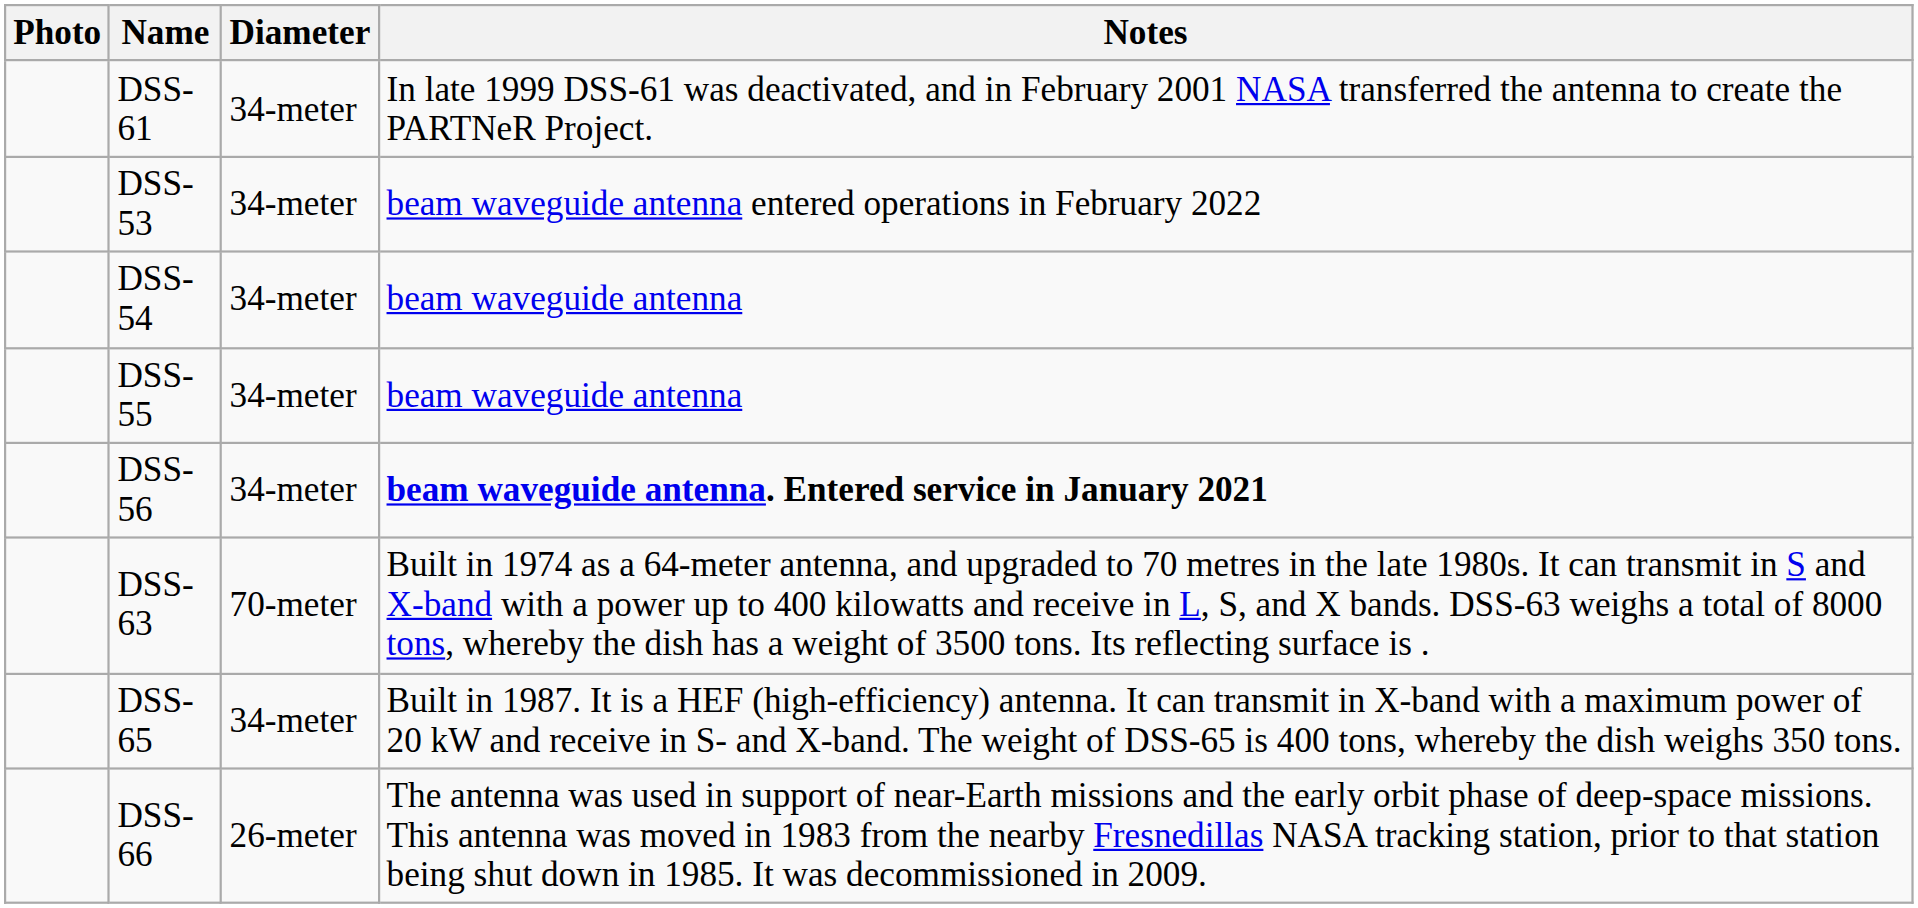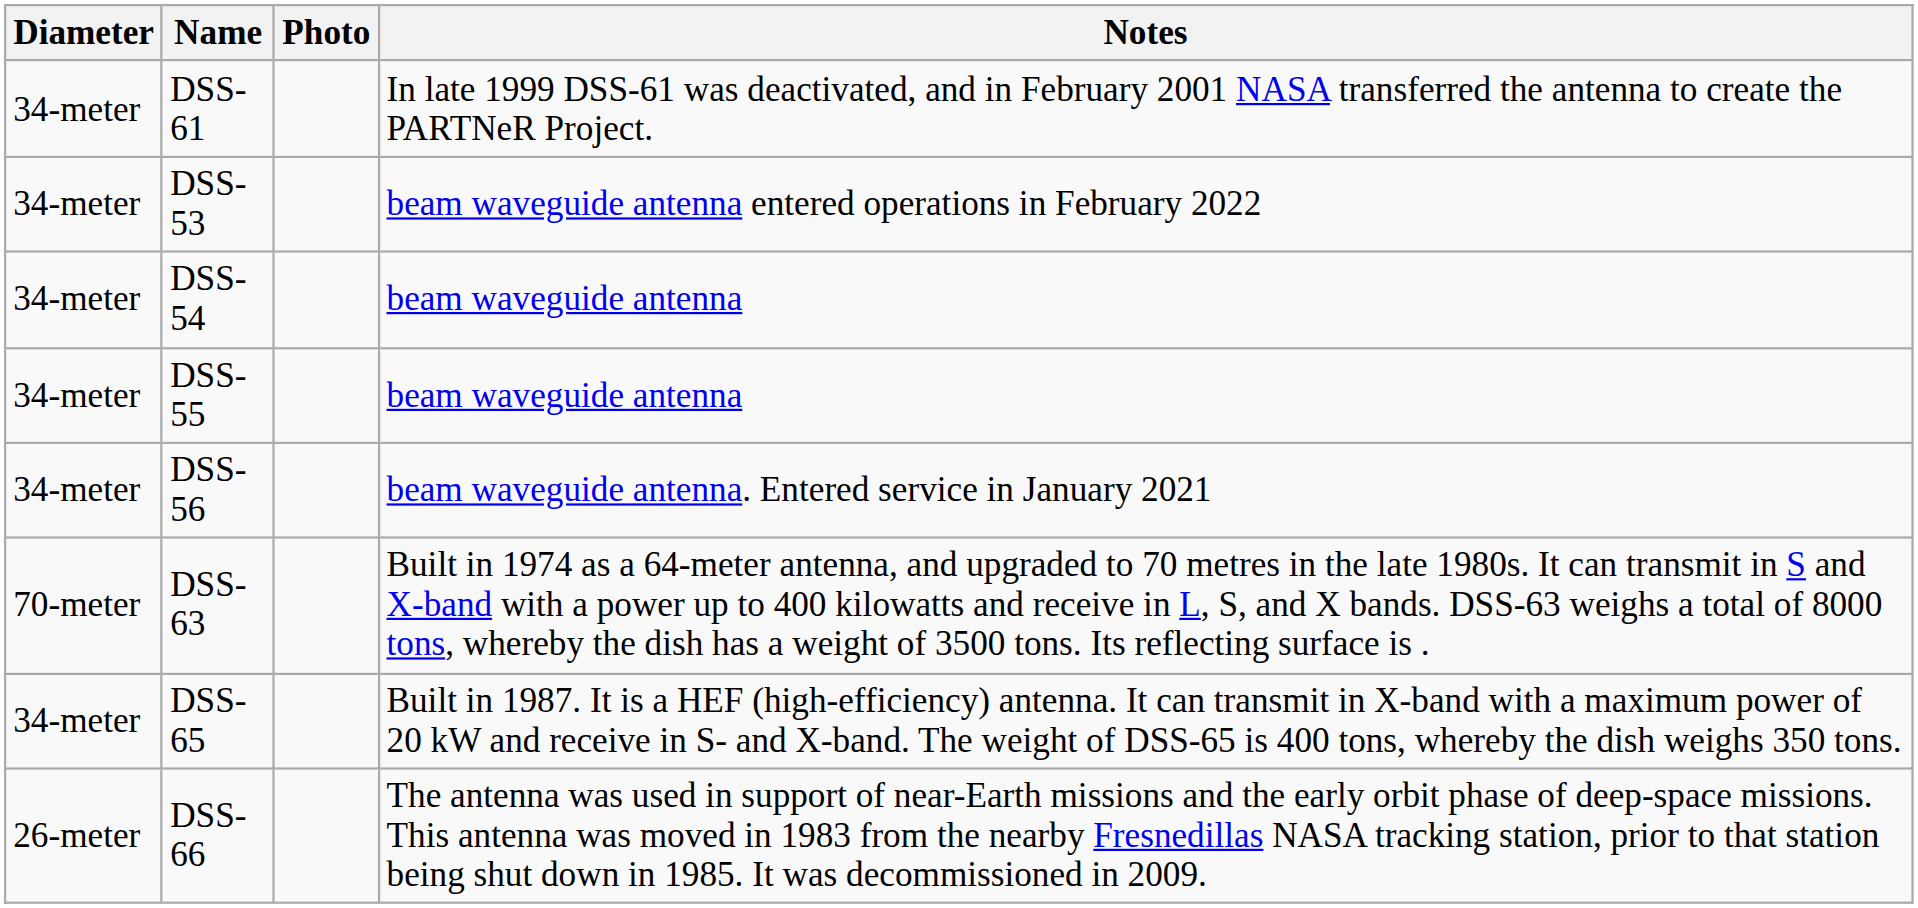columns swapped: (57, 32) <-> (300, 32)
(827, 489) bold -> (799, 489) normal
